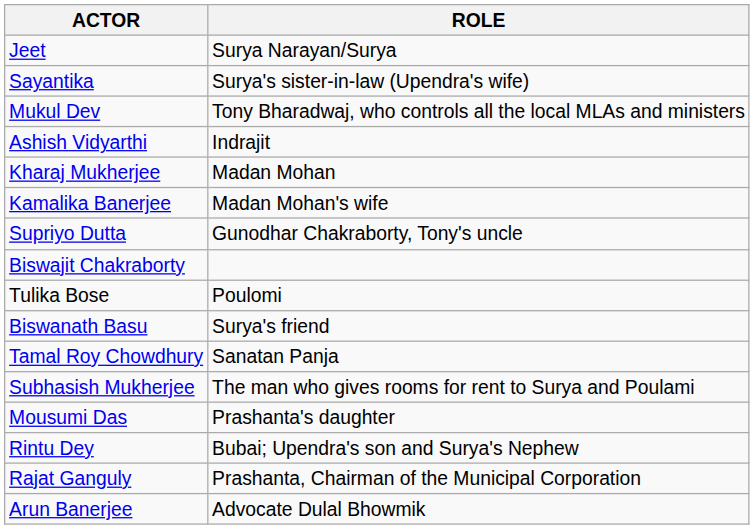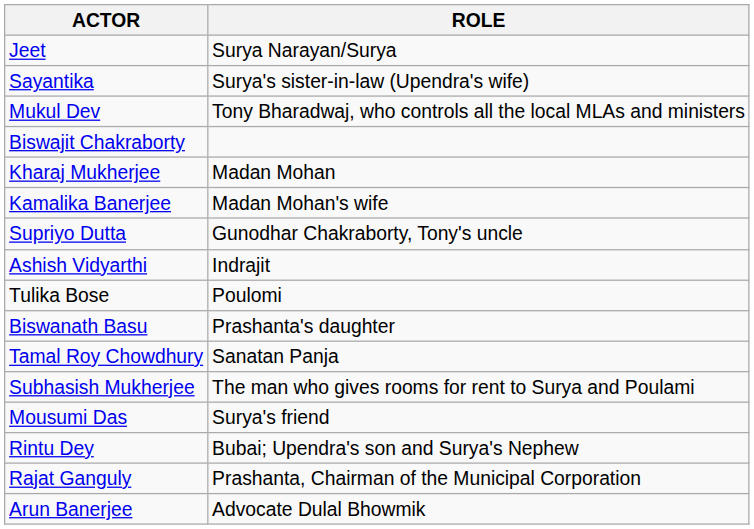rows swapped: (78, 142) <-> (97, 265)
(271, 326) Surya's friend -> (304, 326) Prashanta's daughter
(304, 417) Prashanta's daughter -> (271, 417) Surya's friend
